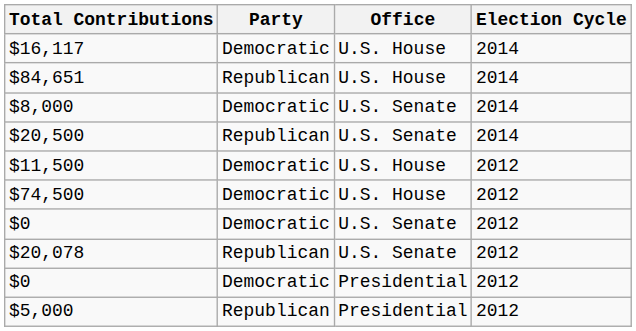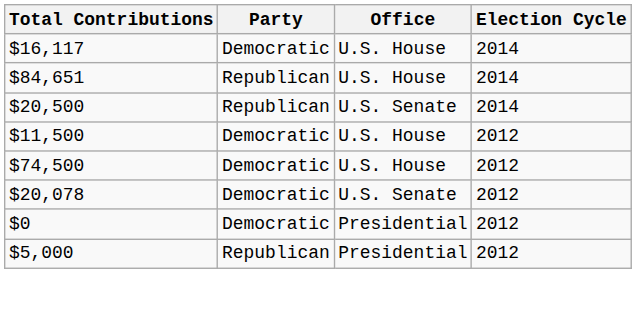- row: (41, 107)
- row: (20, 224)
(276, 253) Republican -> (276, 195) Democratic
